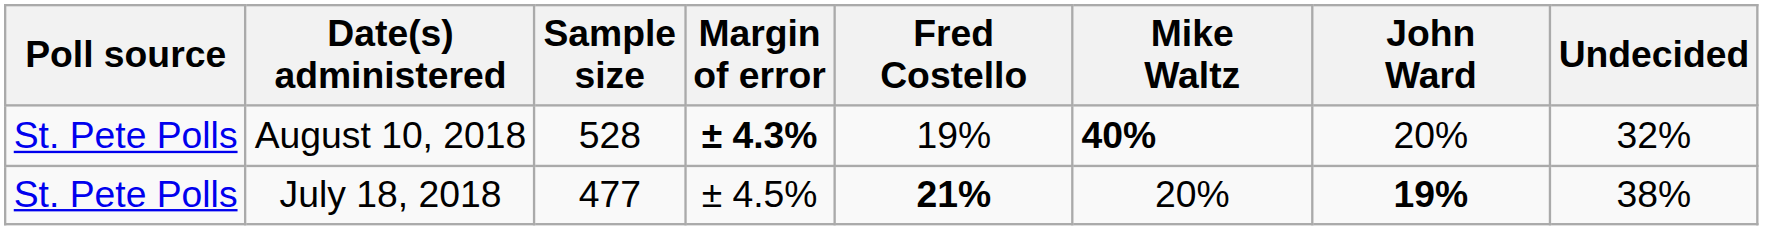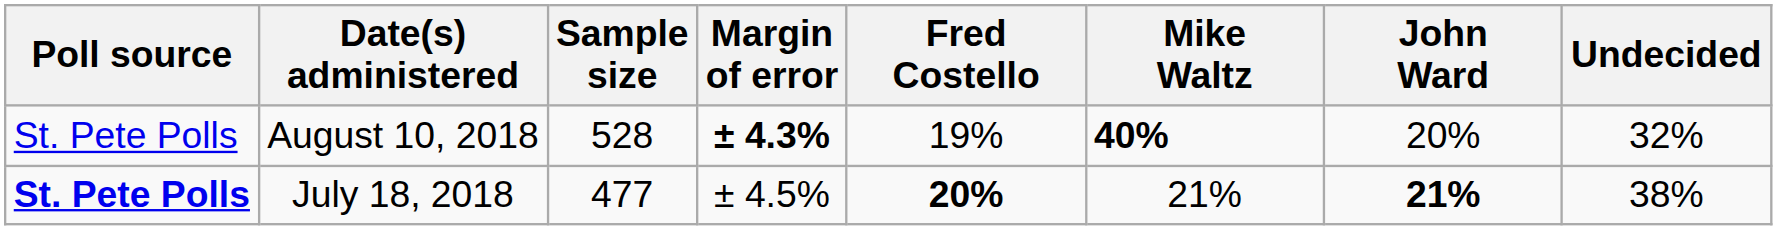(126, 194) normal -> (132, 194) bold
(954, 194) 21% -> (966, 194) 20%
(1192, 194) 20% -> (1205, 194) 21%
(1431, 194) 19% -> (1443, 194) 21%
